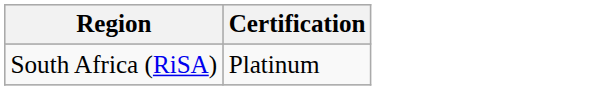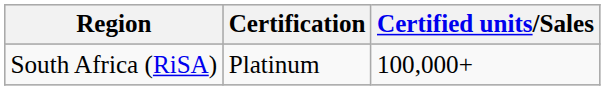+ column: (486, 24)
